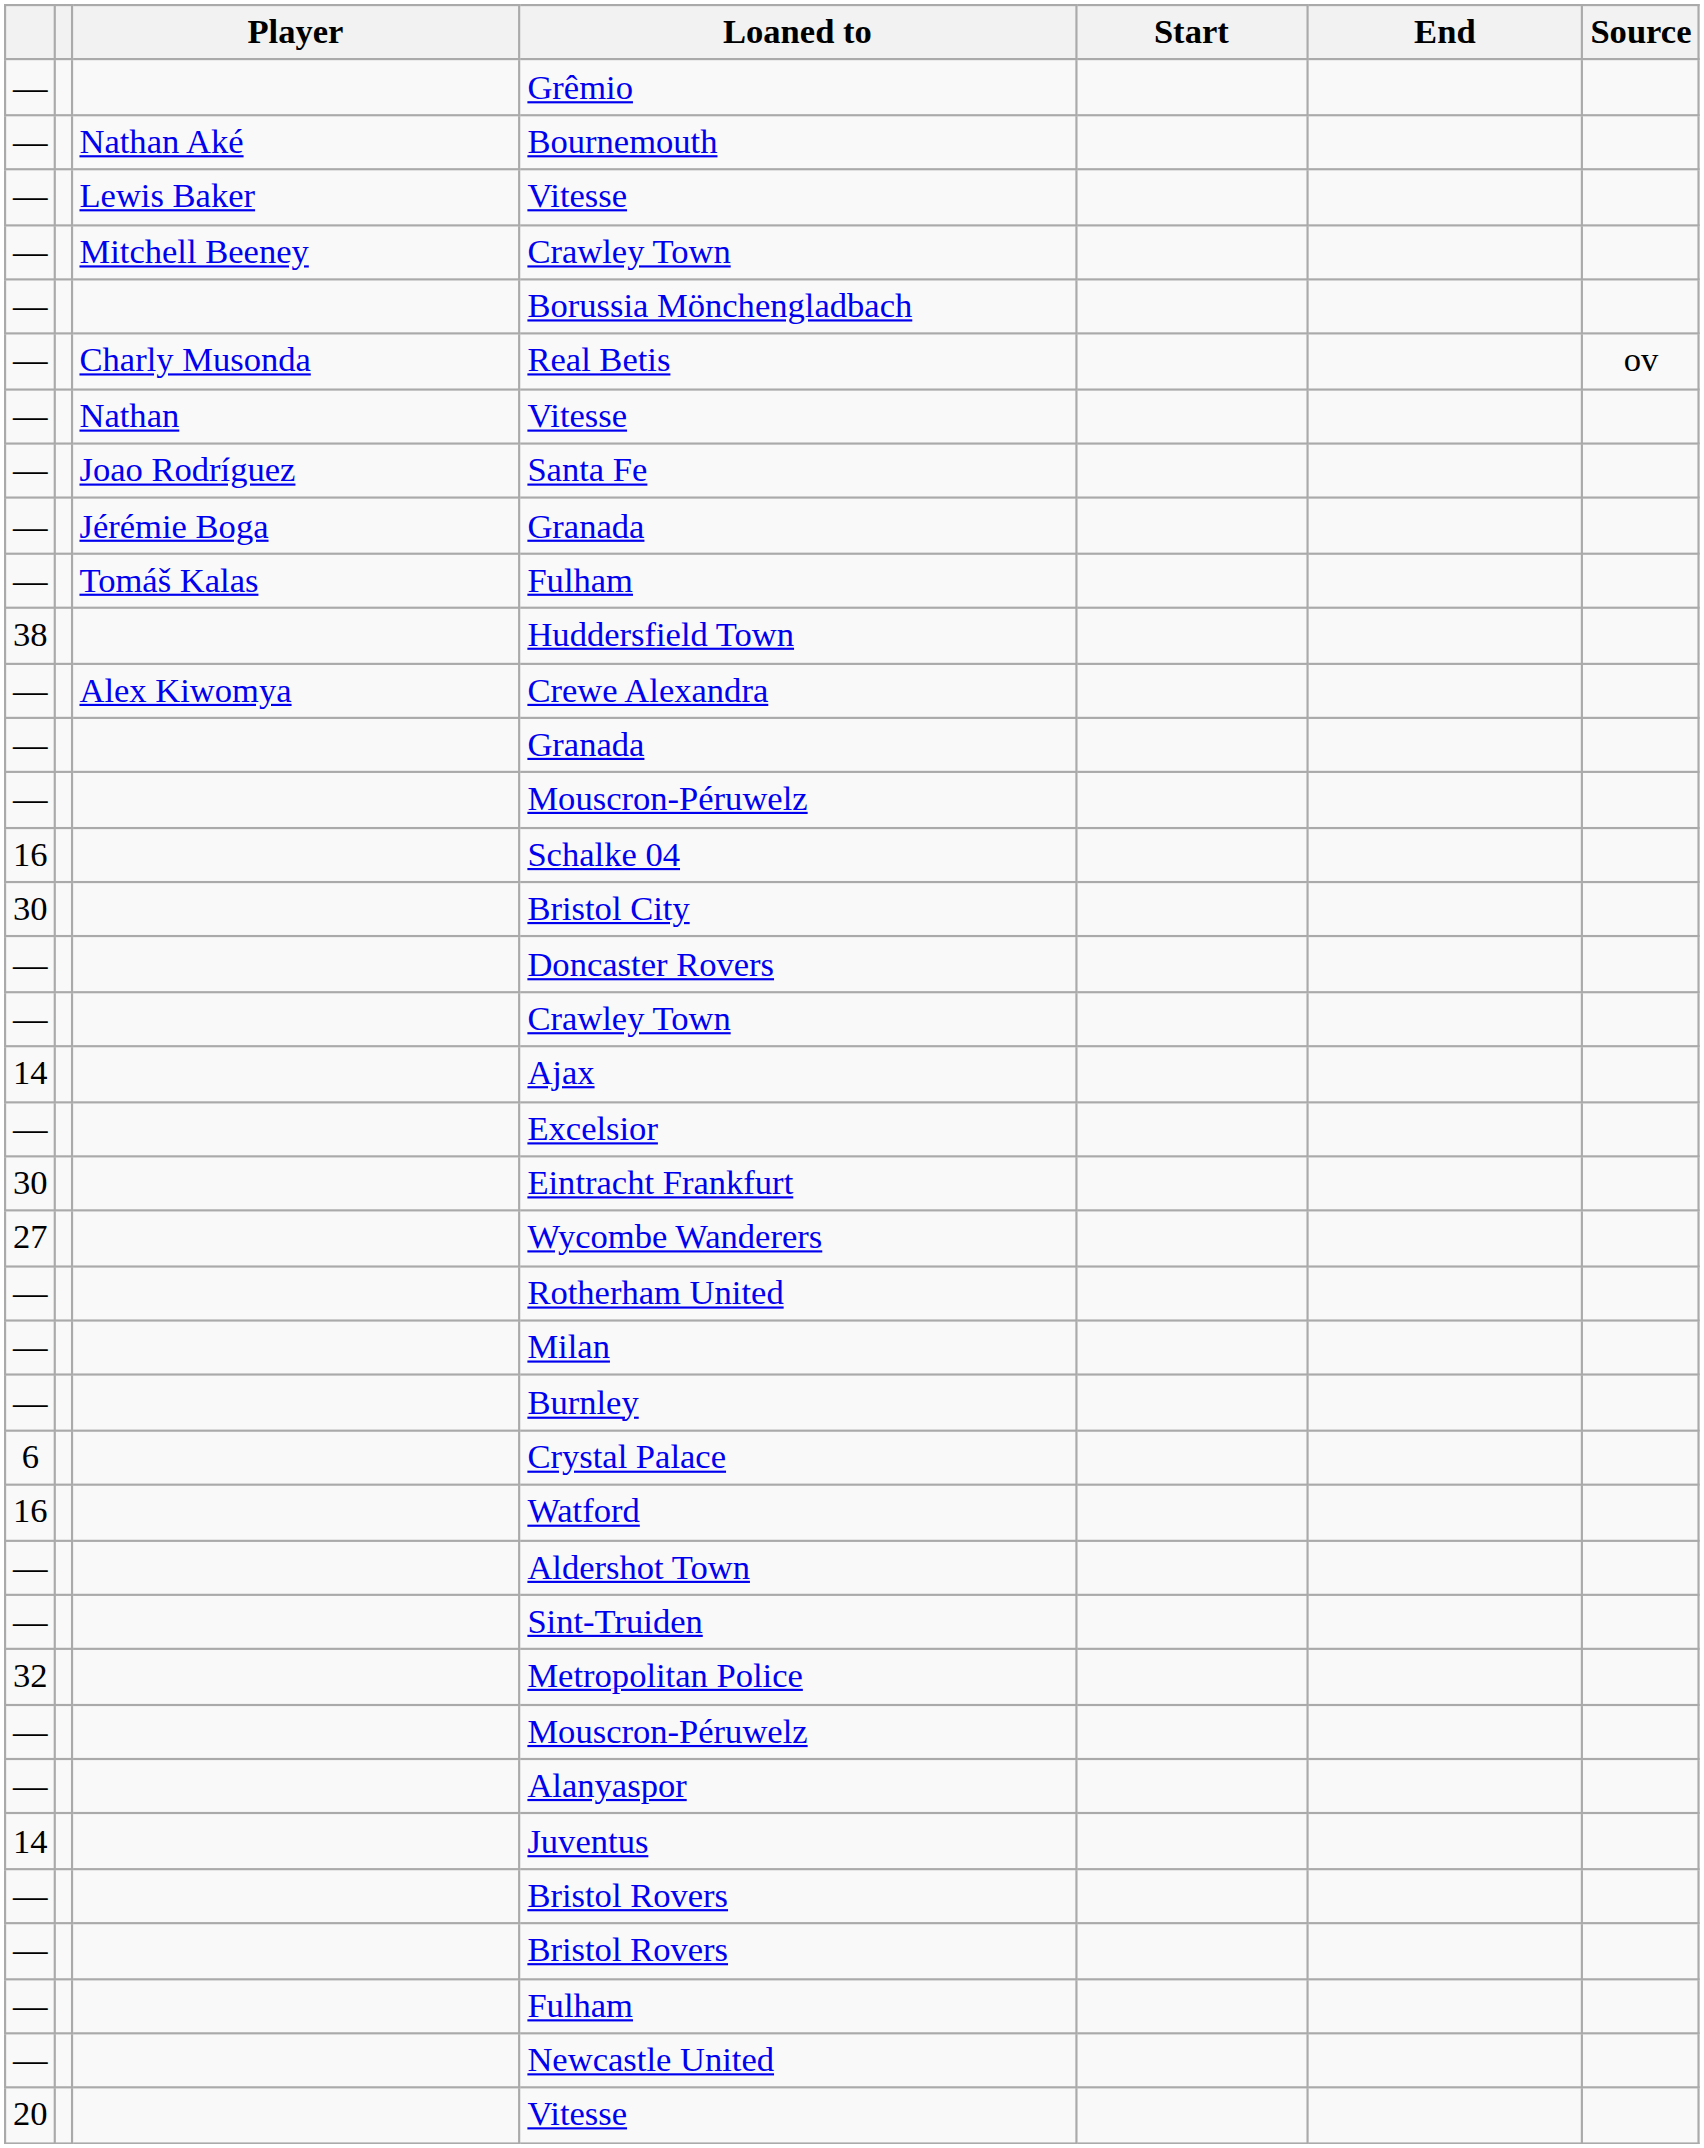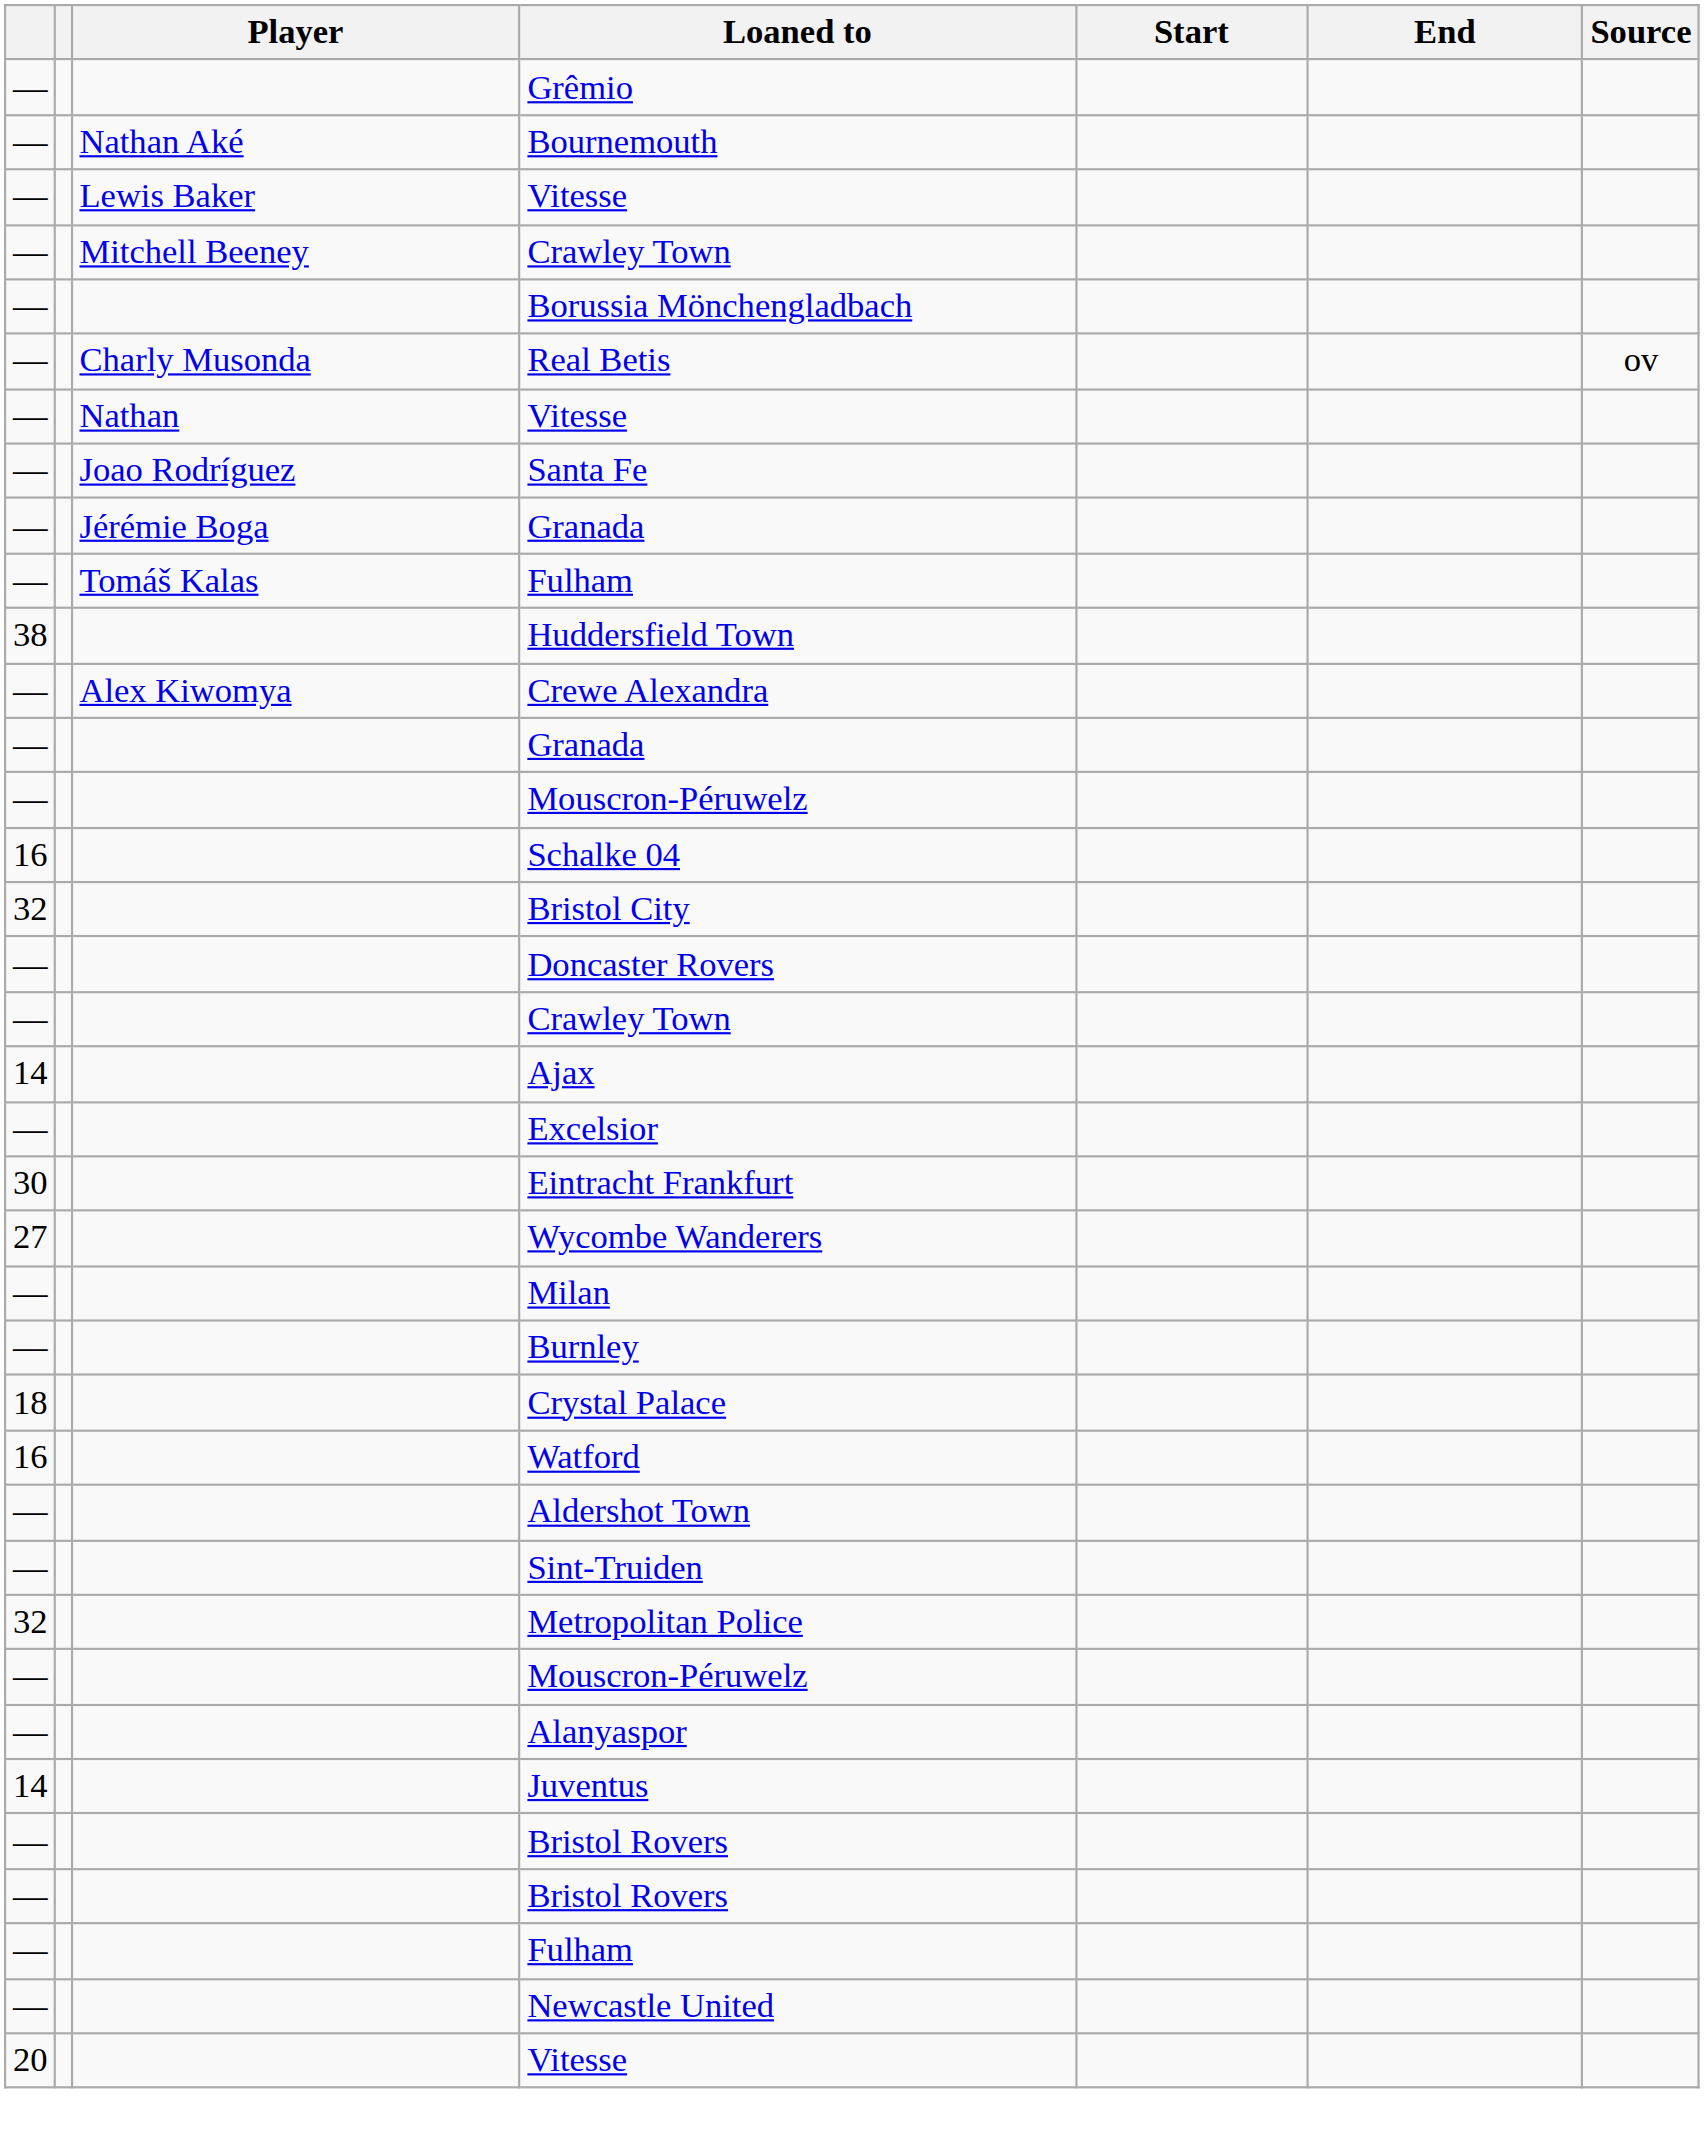(30, 908) 30 -> (30, 908) 32
- row: (295, 1293)
(30, 1456) 6 -> (30, 1402) 18
